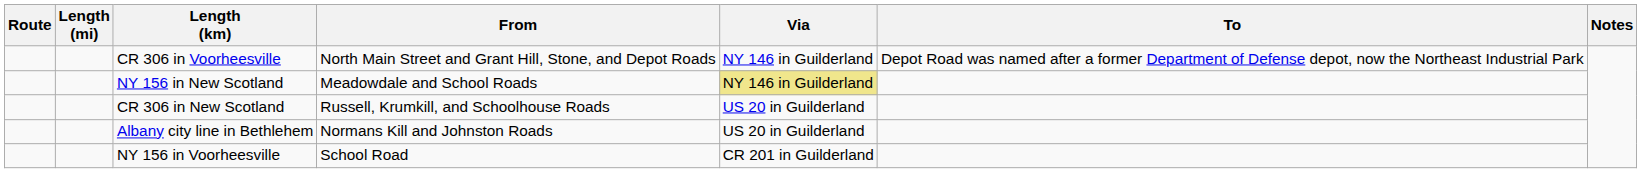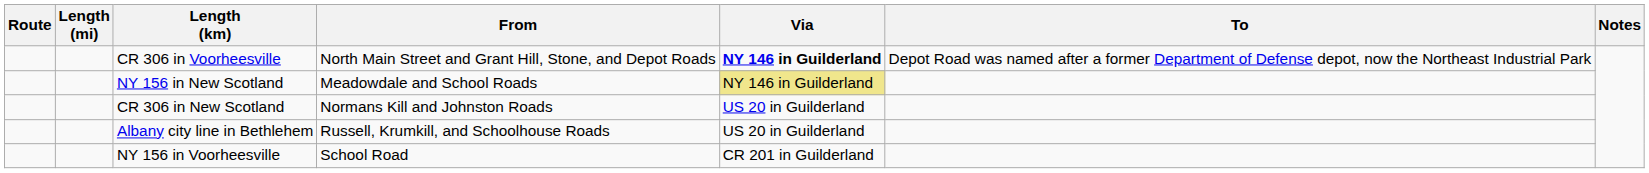(798, 58) normal -> (802, 58) bold
(465, 107) Russell, Krumkill, and Schoolhouse Roads -> (436, 107) Normans Kill and Johnston Roads
(436, 131) Normans Kill and Johnston Roads -> (465, 131) Russell, Krumkill, and Schoolhouse Roads
